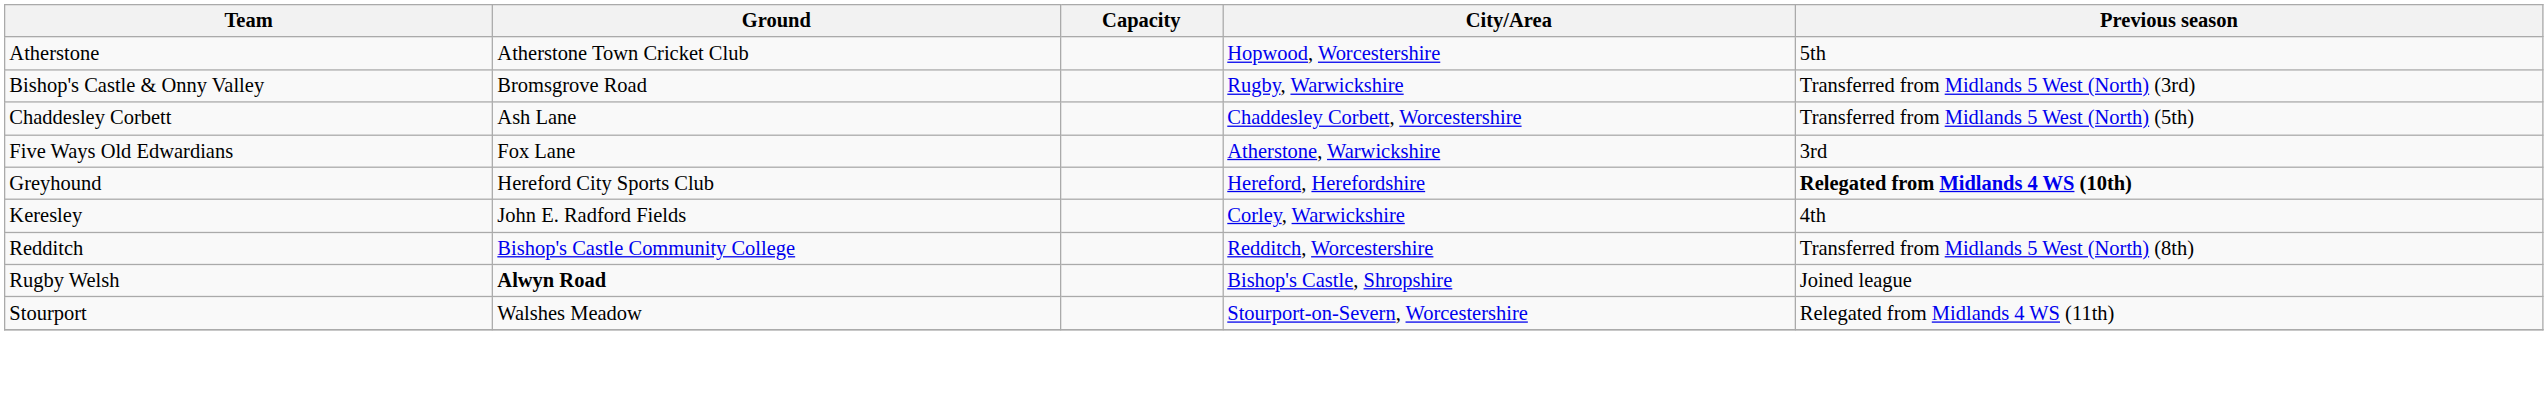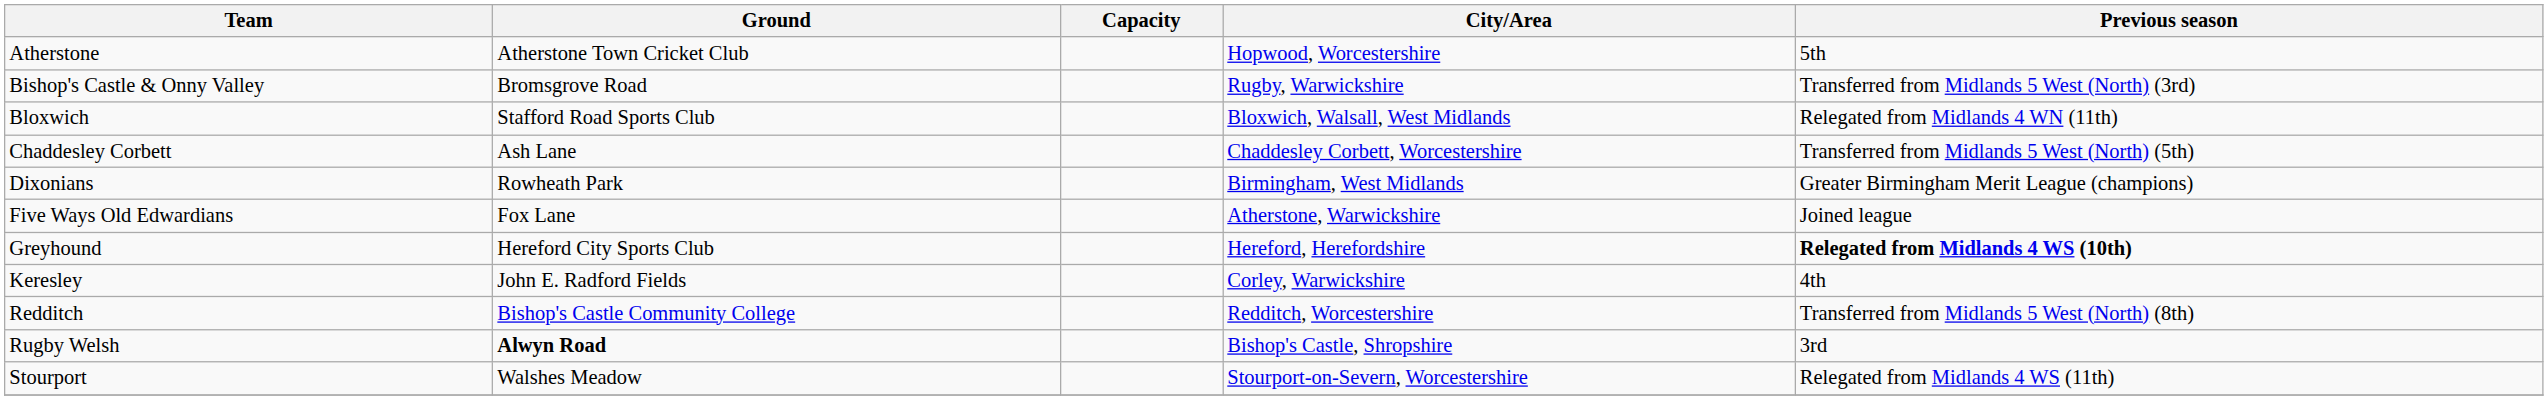+ row: (49, 118)
+ row: (51, 183)
(1814, 150) 3rd -> (1856, 215) Joined league
(1856, 280) Joined league -> (1814, 345) 3rd
